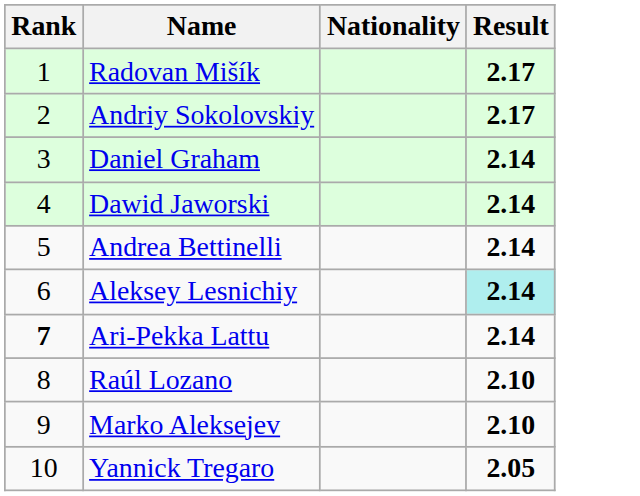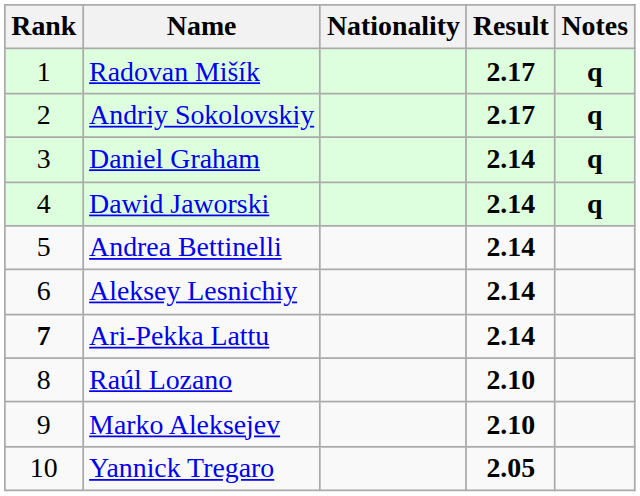+ column: (595, 26)
(511, 291) paleturquoise background -> (511, 291) no background
